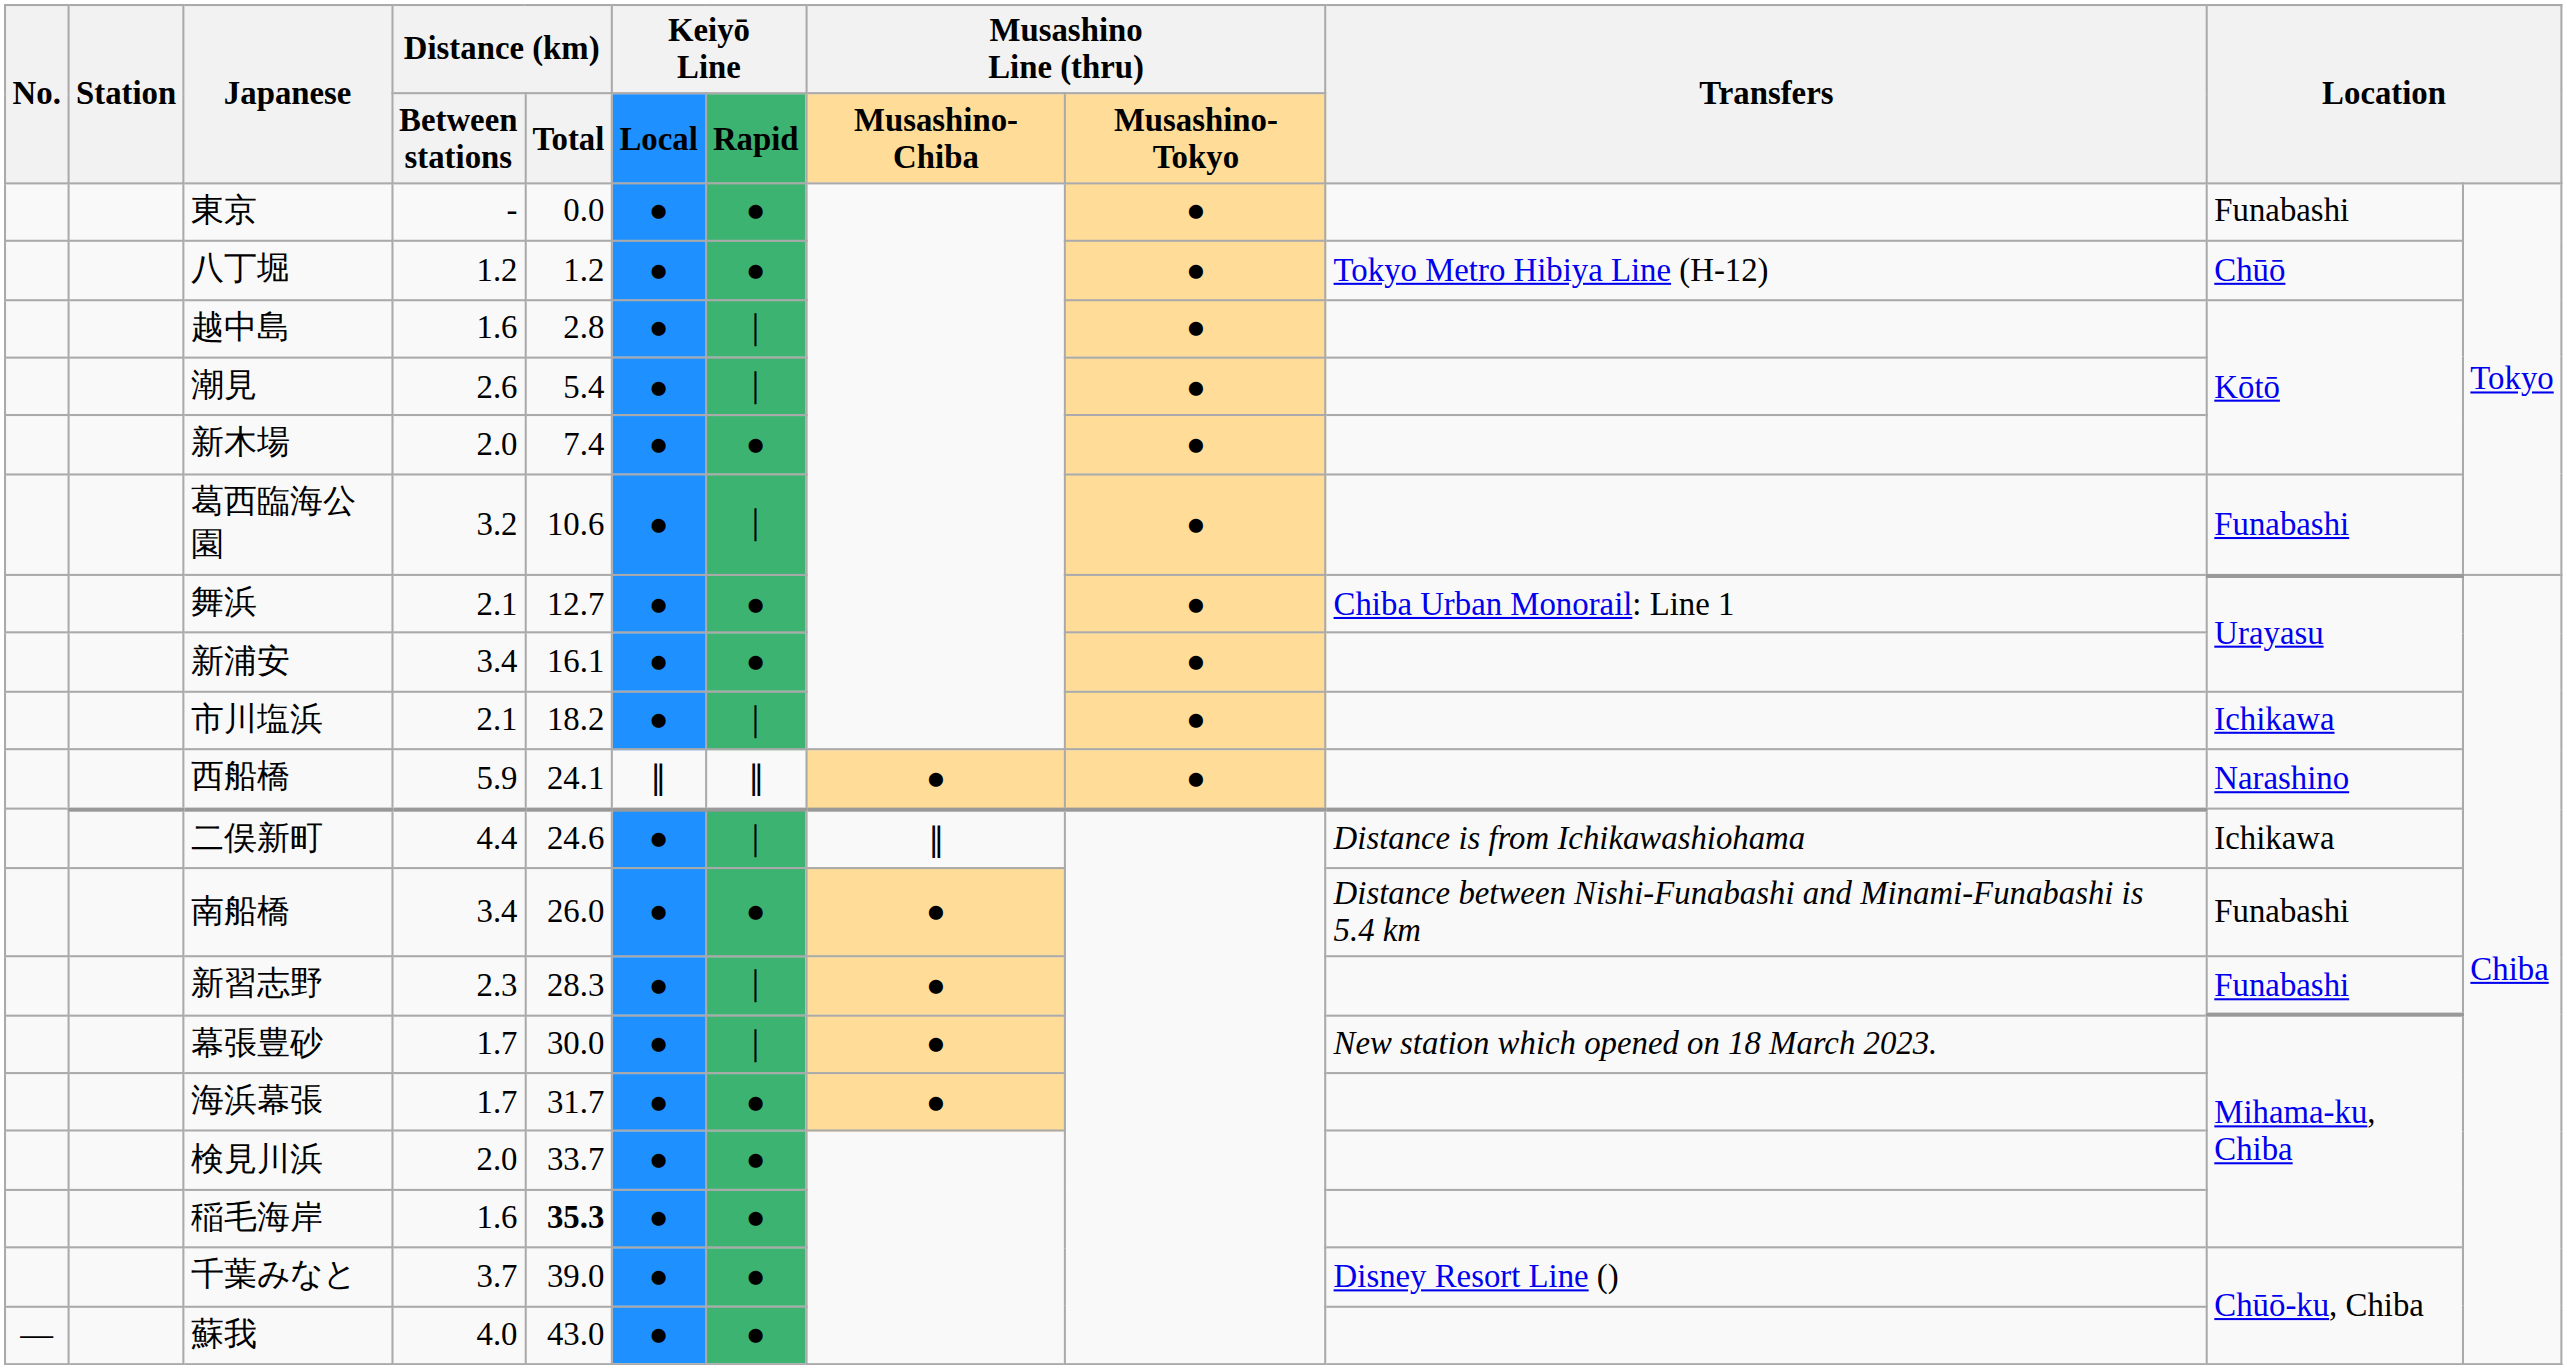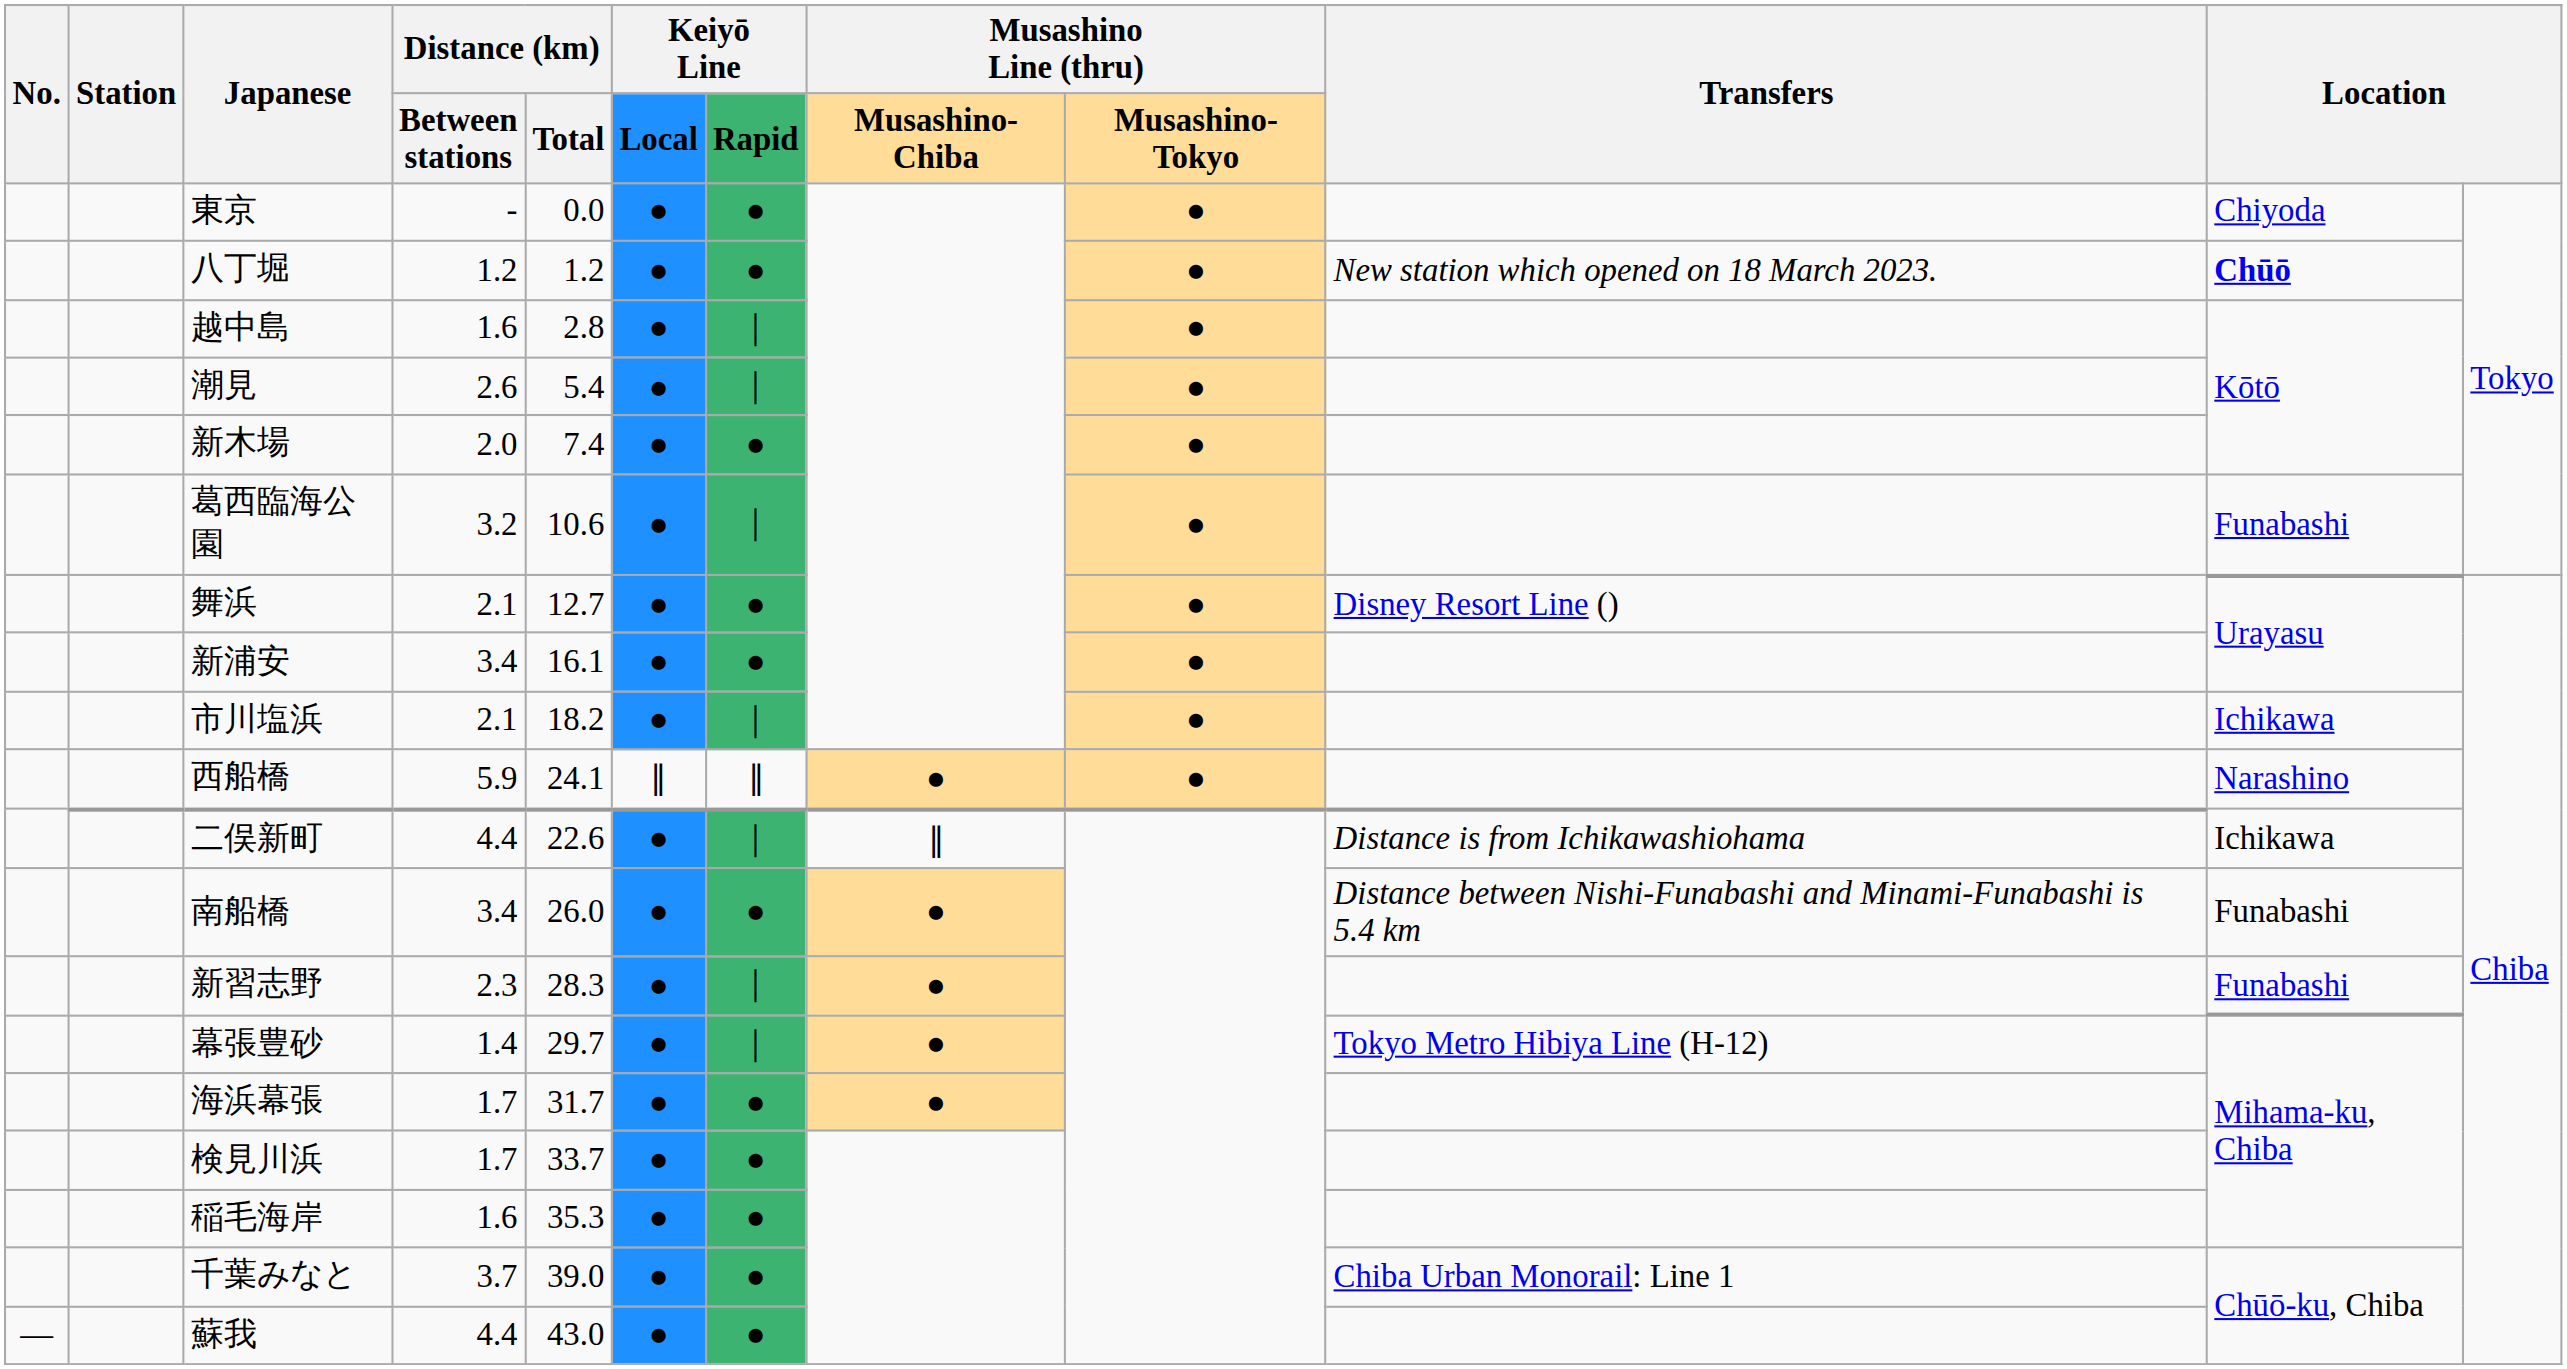(2282, 211) Funabashi -> (2270, 211) Chiyoda
(1551, 269) Tokyo Metro Hibiya Line (H-12) -> (1635, 269) New station which opened on 18 March 2023.
(2250, 269) normal -> (2253, 269) bold
(1534, 603) Chiba Urban Monorail: Line 1 -> (1476, 603) Disney Resort Line ()
(576, 838) 24.6 -> (576, 838) 22.6
(497, 1043) 1.7 -> (497, 1043) 1.4
(576, 1043) 30.0 -> (576, 1043) 29.7
(1635, 1043) New station which opened on 18 March 2023. -> (1551, 1043) Tokyo Metro Hibiya Line (H-12)
(497, 1159) 2.0 -> (497, 1159) 1.7
(576, 1217) bold -> (576, 1217) normal
(1476, 1276) Disney Resort Line () -> (1534, 1276) Chiba Urban Monorail: Line 1
(497, 1334) 4.0 -> (497, 1334) 4.4
